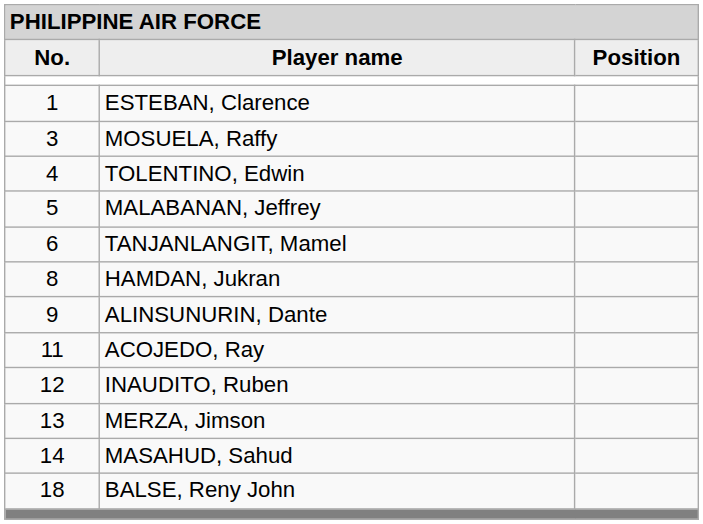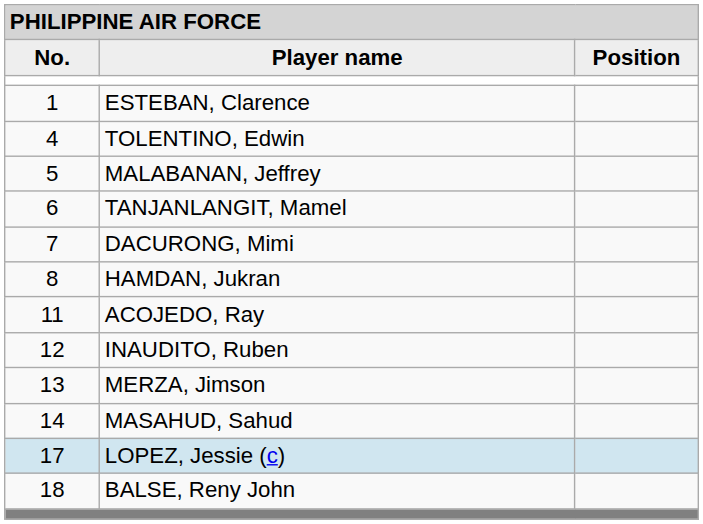- row: (52, 138)
+ row: (52, 244)
- row: (52, 314)
+ row: (52, 455)
